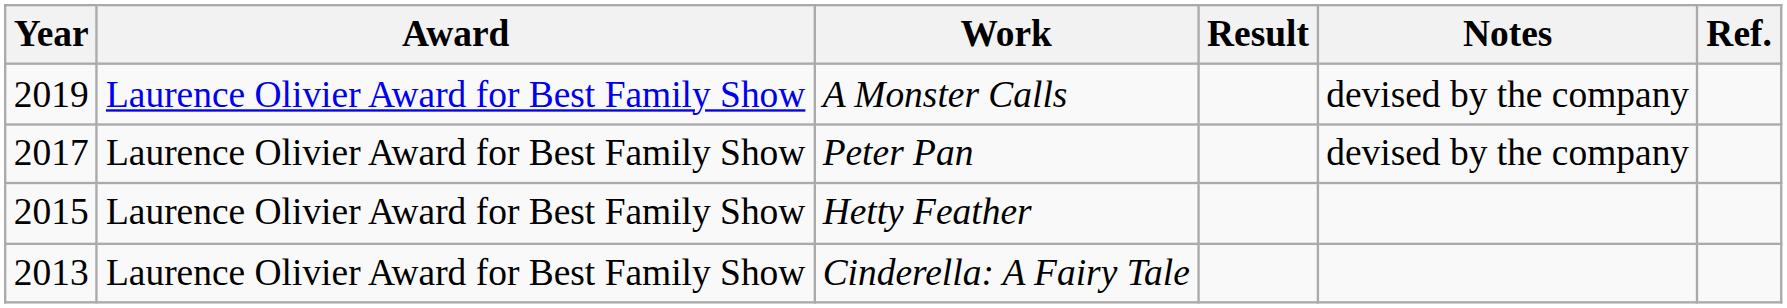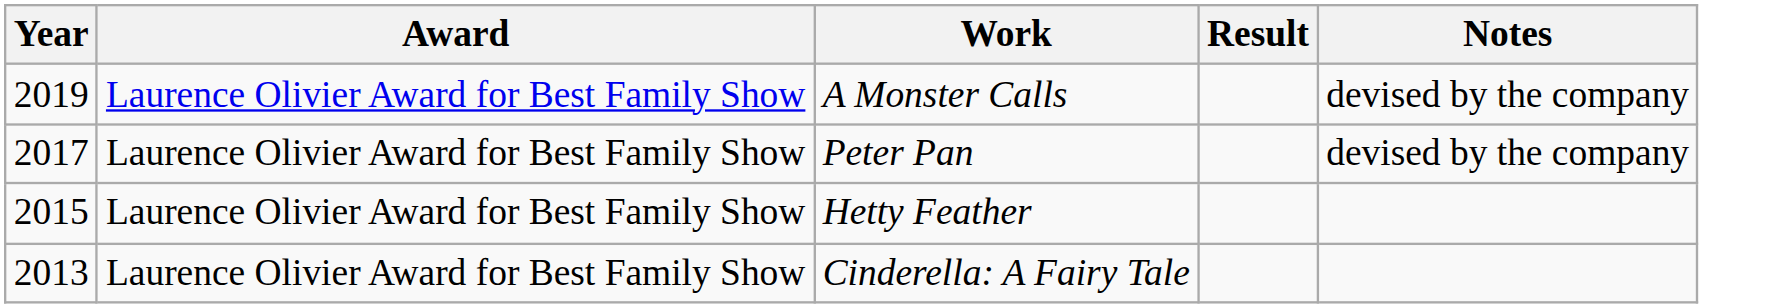- column: (1739, 34)
